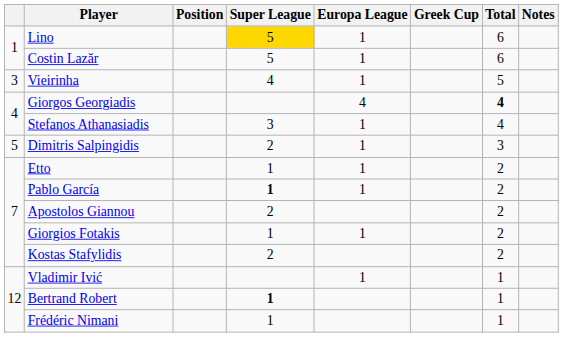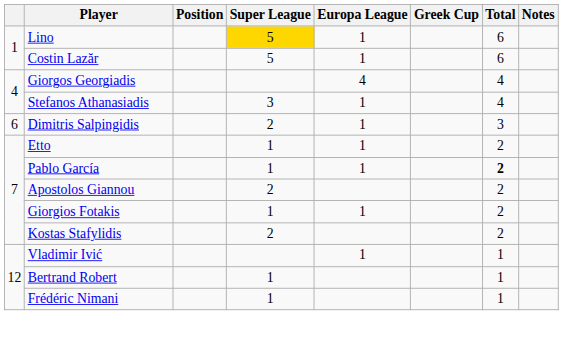- row: (53, 80)
(500, 102) bold -> (500, 80) normal
(14, 146) 5 -> (14, 124) 6
(270, 189) bold -> (270, 168) normal
(500, 189) normal -> (500, 168) bold
(270, 299) bold -> (270, 277) normal
